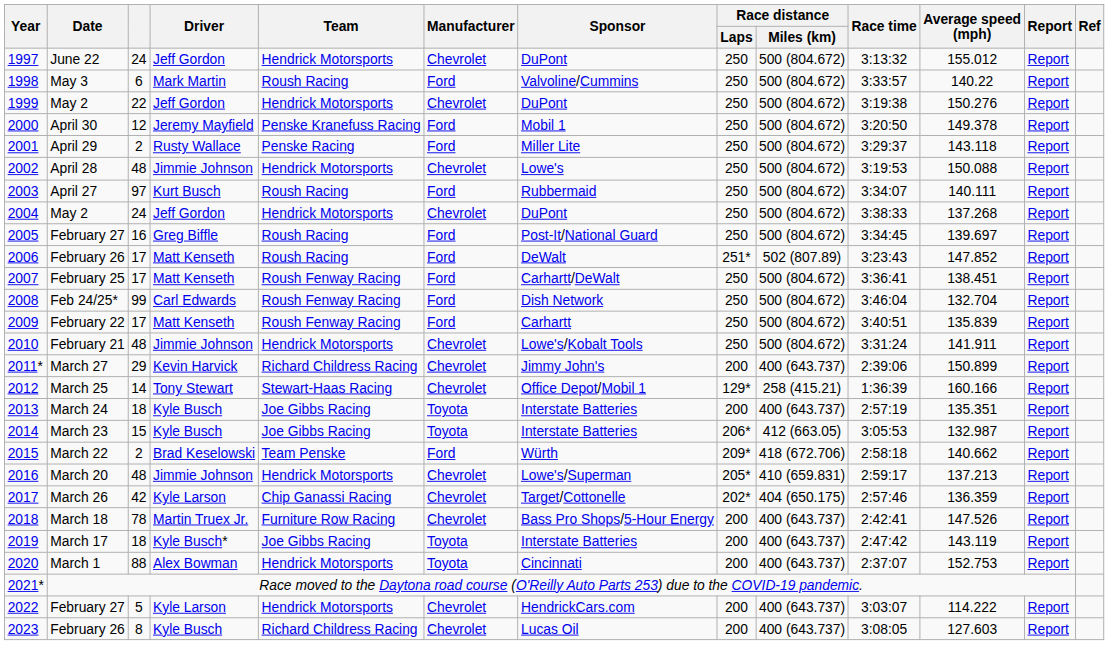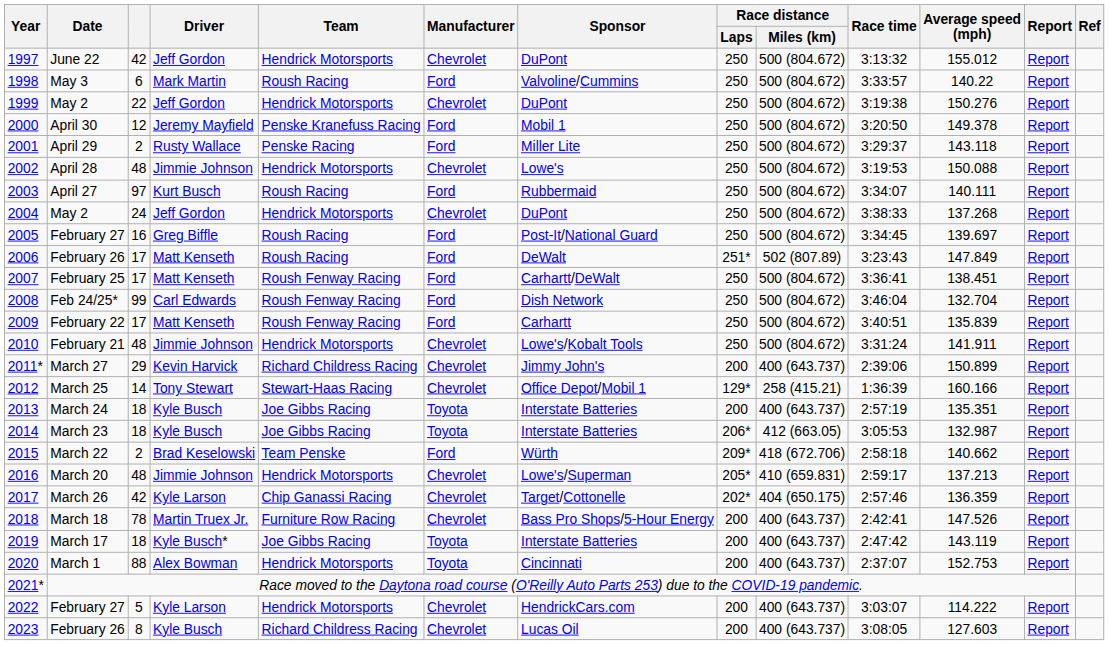(139, 59) 24 -> (139, 59) 42
(972, 256) 147.852 -> (972, 256) 147.849
(139, 432) 15 -> (139, 432) 18
